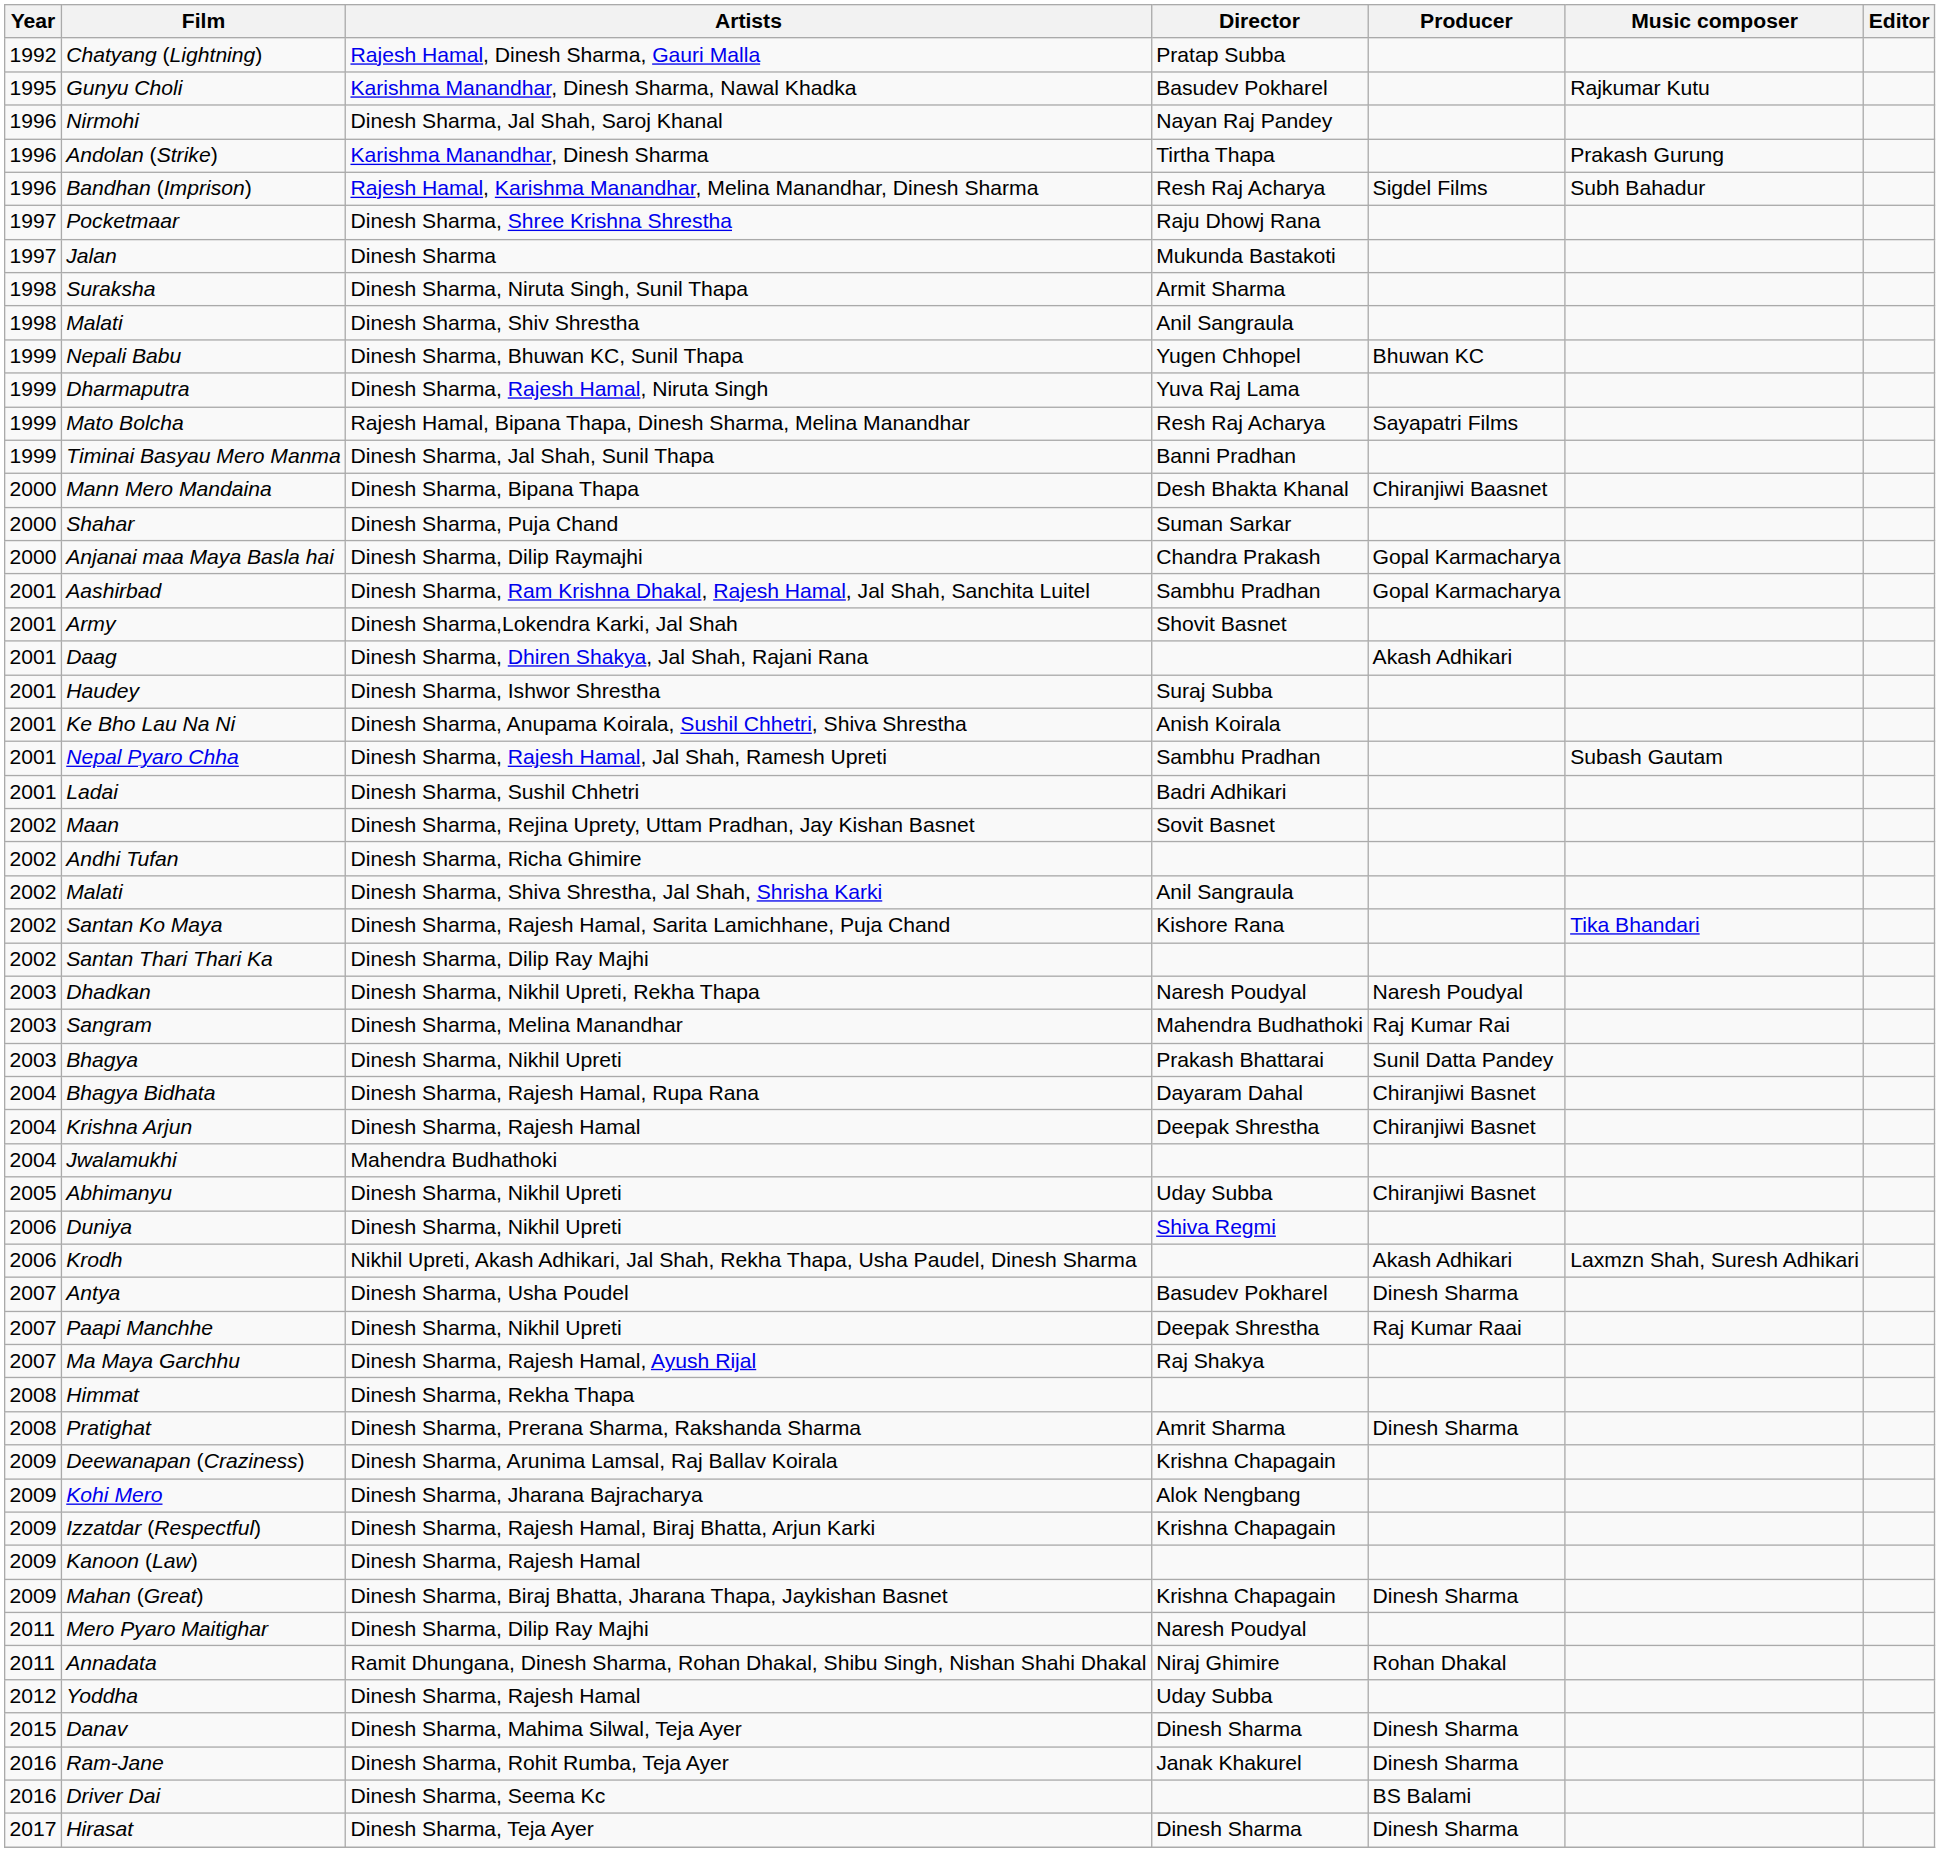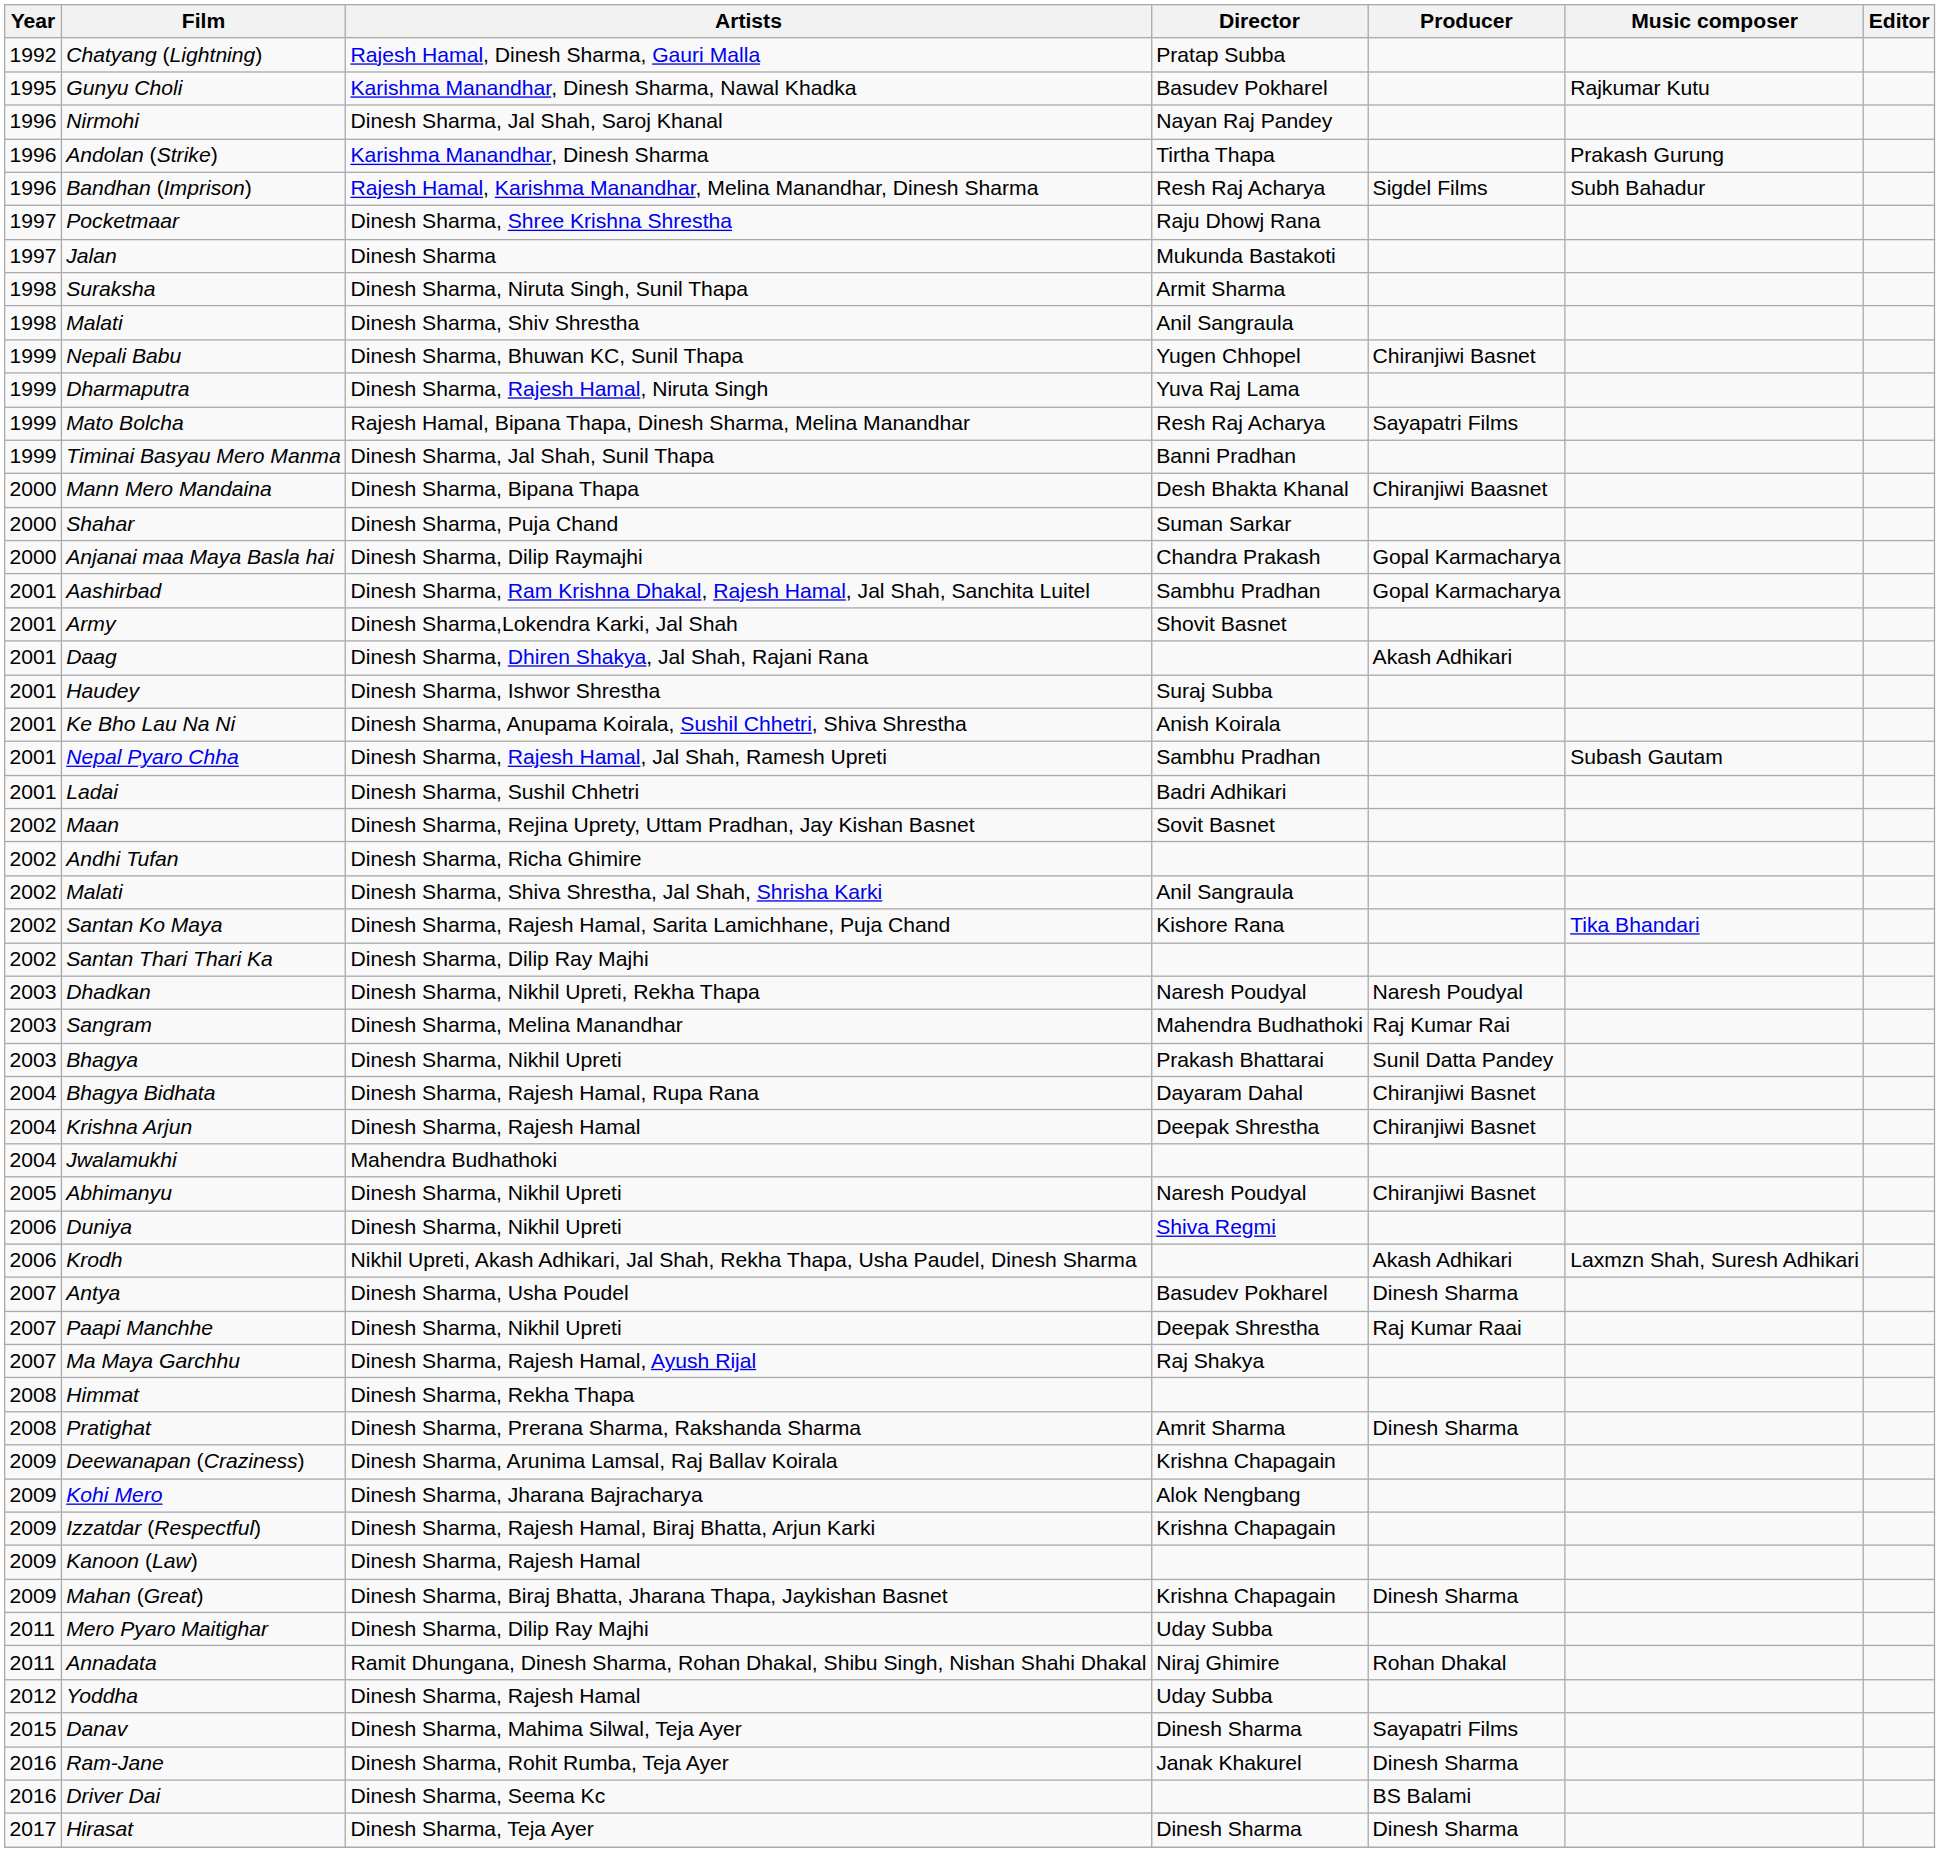(1428, 356) Bhuwan KC -> (1454, 356) Chiranjiwi Basnet
(1214, 1193) Uday Subba -> (1231, 1193) Naresh Poudyal
(1231, 1629) Naresh Poudyal -> (1214, 1629) Uday Subba
(1445, 1729) Dinesh Sharma -> (1445, 1729) Sayapatri Films
